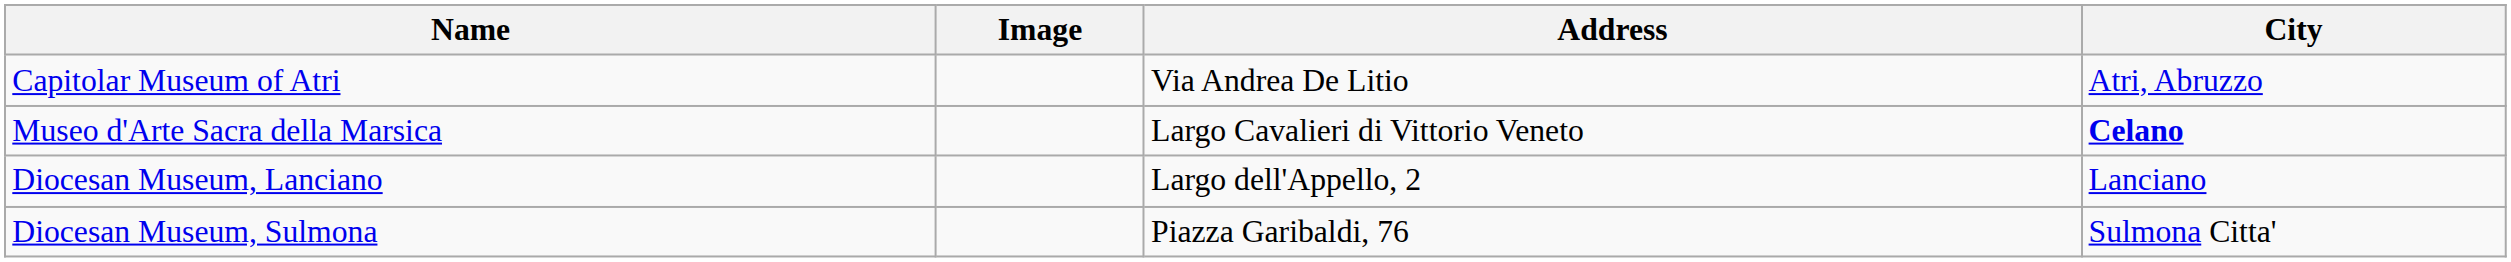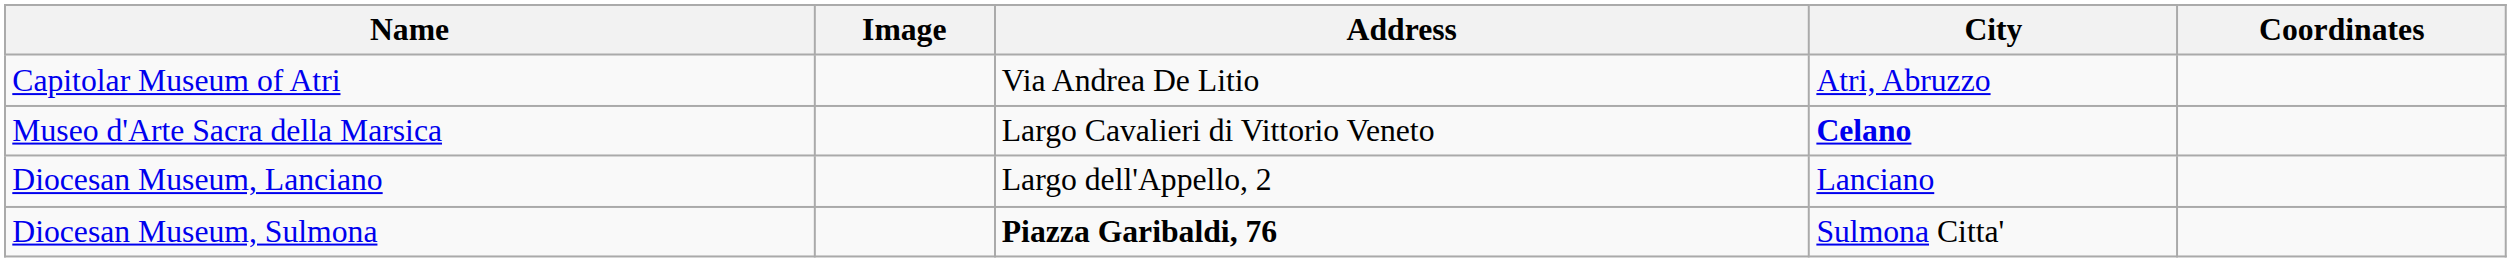+ column: (2342, 29)
(1280, 230) normal -> (1139, 230) bold
